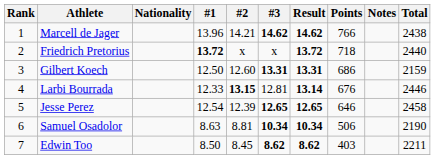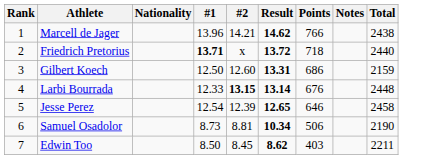- column: (274, 13)
(210, 51) 13.72 -> (210, 51) 13.71
(415, 88) 2446 -> (382, 88) 2448
(210, 126) 8.63 -> (210, 126) 8.73
